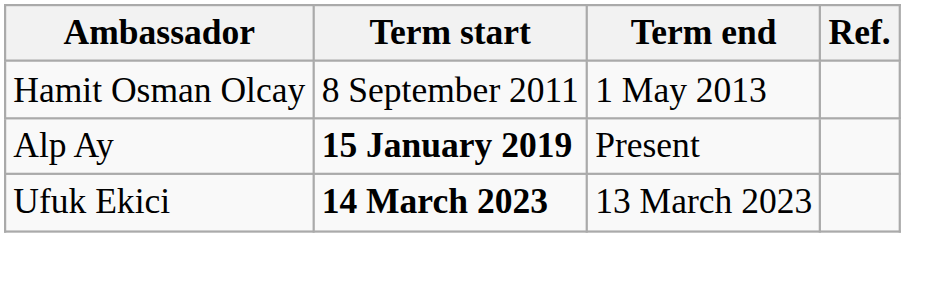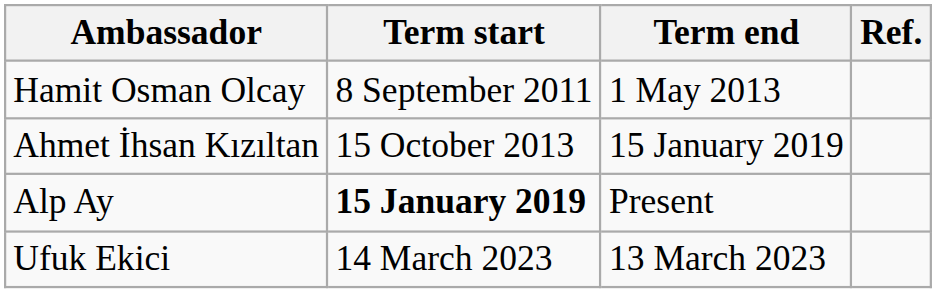+ row: (166, 145)
(435, 201) bold -> (444, 257) normal
